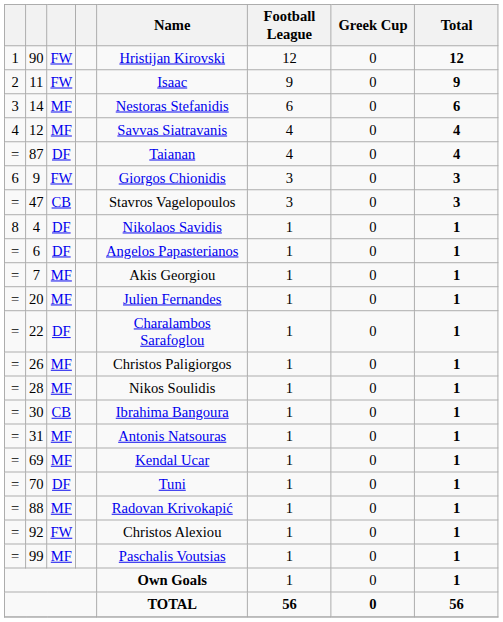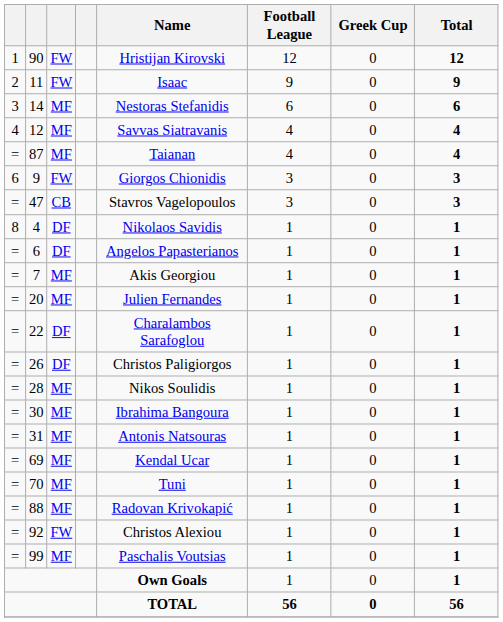(61, 154) DF -> (61, 154) MF
(61, 364) MF -> (61, 364) DF
(61, 412) CB -> (61, 412) MF
(61, 484) DF -> (61, 484) MF
